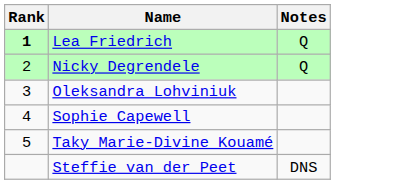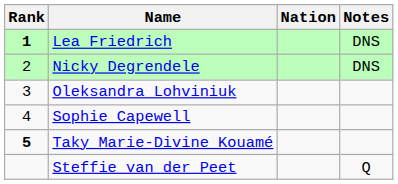+ column: (308, 17)
(304, 42) Q -> (366, 42) DNS
(304, 67) Q -> (366, 67) DNS
(27, 142) normal -> (27, 142) bold
(304, 167) DNS -> (366, 167) Q
